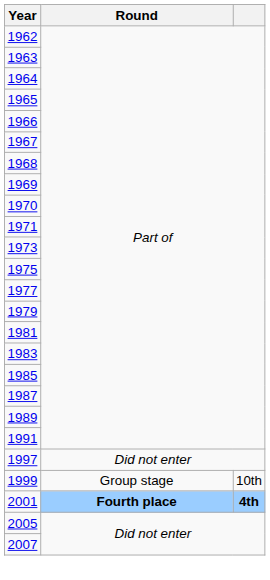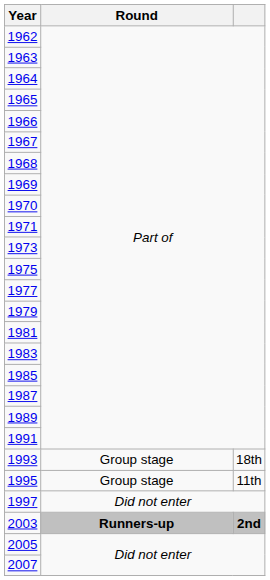+ row: (22, 460)
+ row: (22, 481)
- row: (22, 481)
- row: (22, 502)
+ row: (22, 523)
